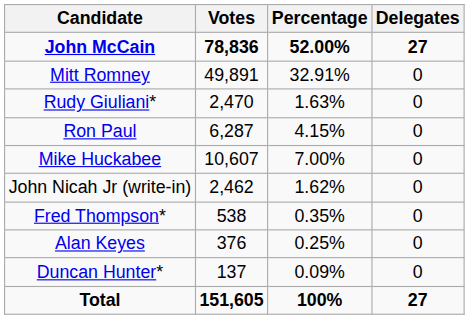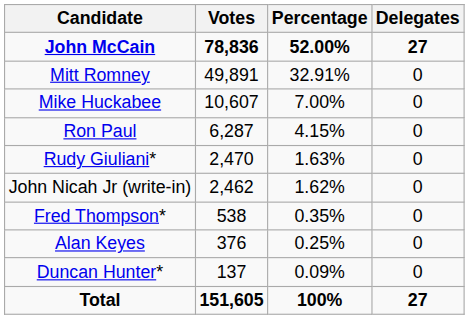rows swapped: (100, 159) <-> (100, 103)
